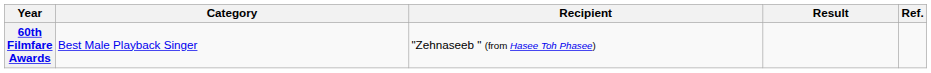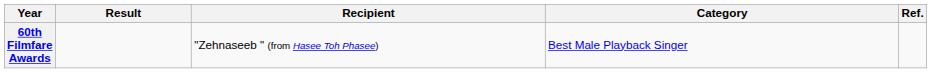columns swapped: (232, 13) <-> (831, 13)
